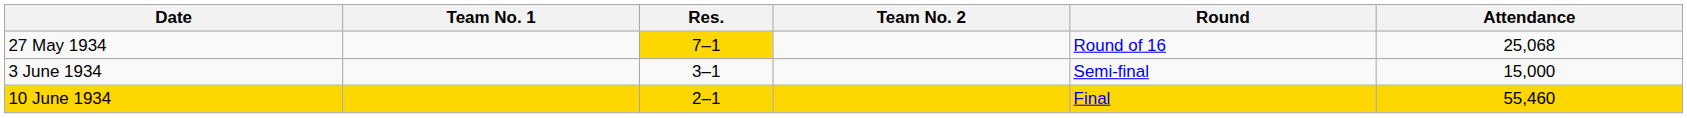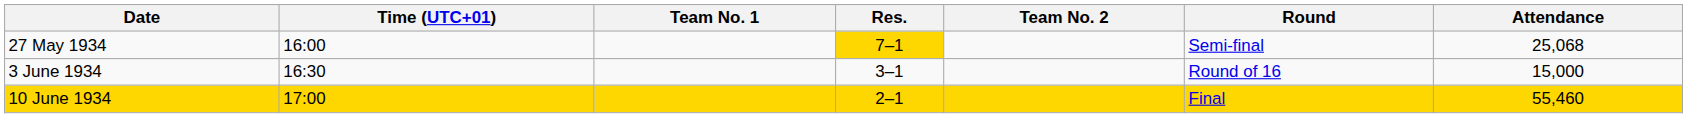+ column: (437, 17)
(1120, 44) Round of 16 -> (1226, 44) Semi-final
(1111, 71) Semi-final -> (1235, 71) Round of 16
